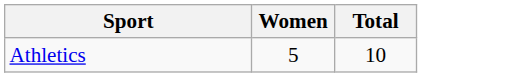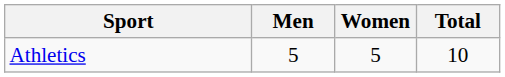+ column: (293, 21)
